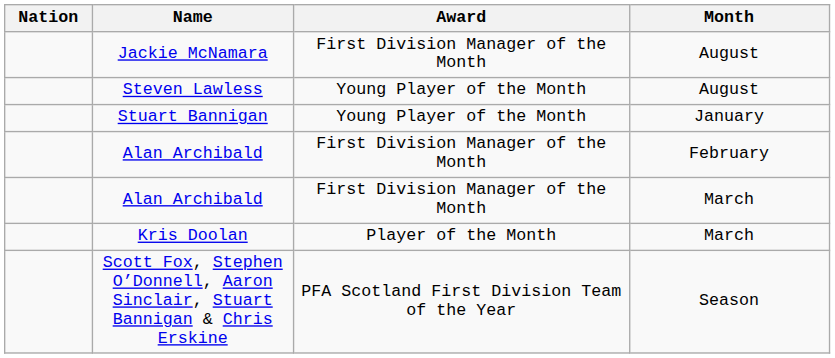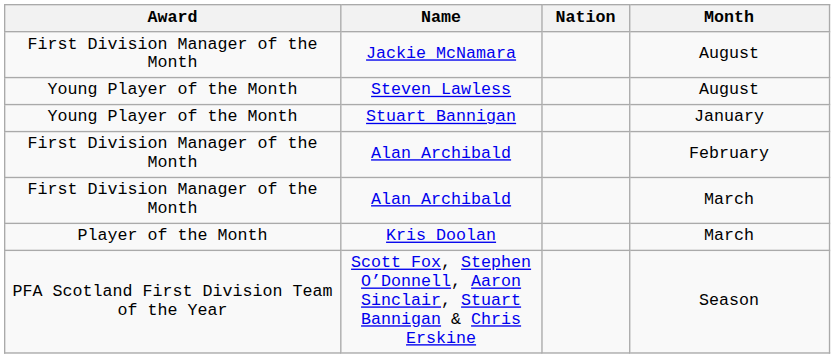columns swapped: (48, 18) <-> (461, 18)
